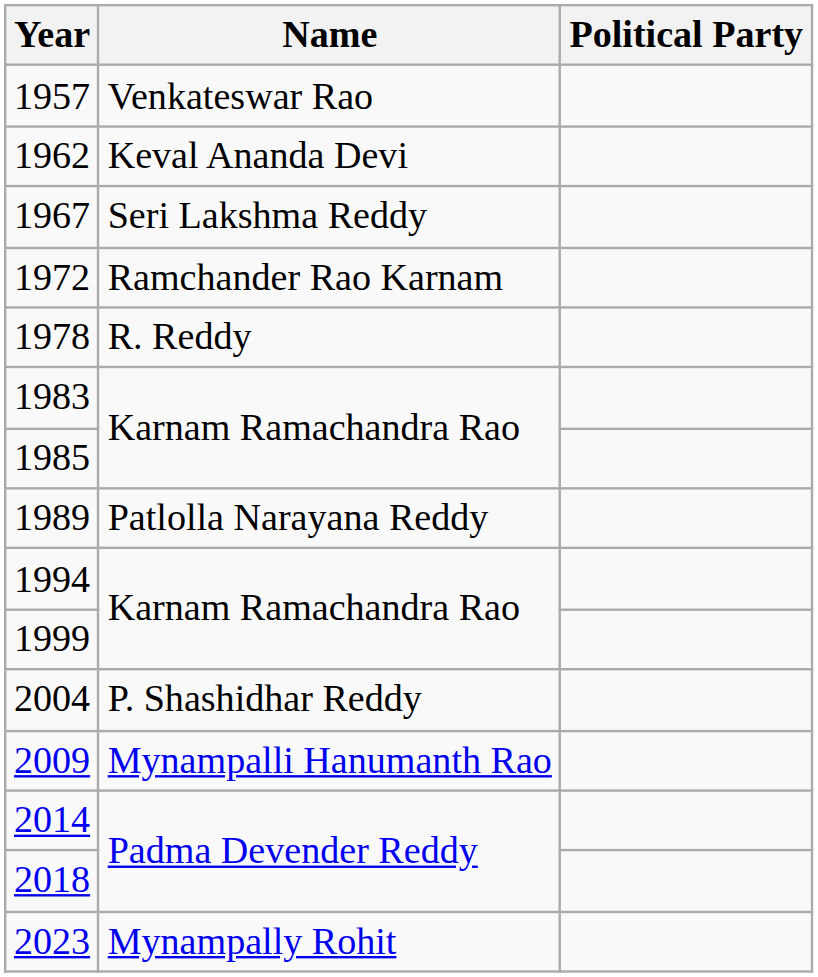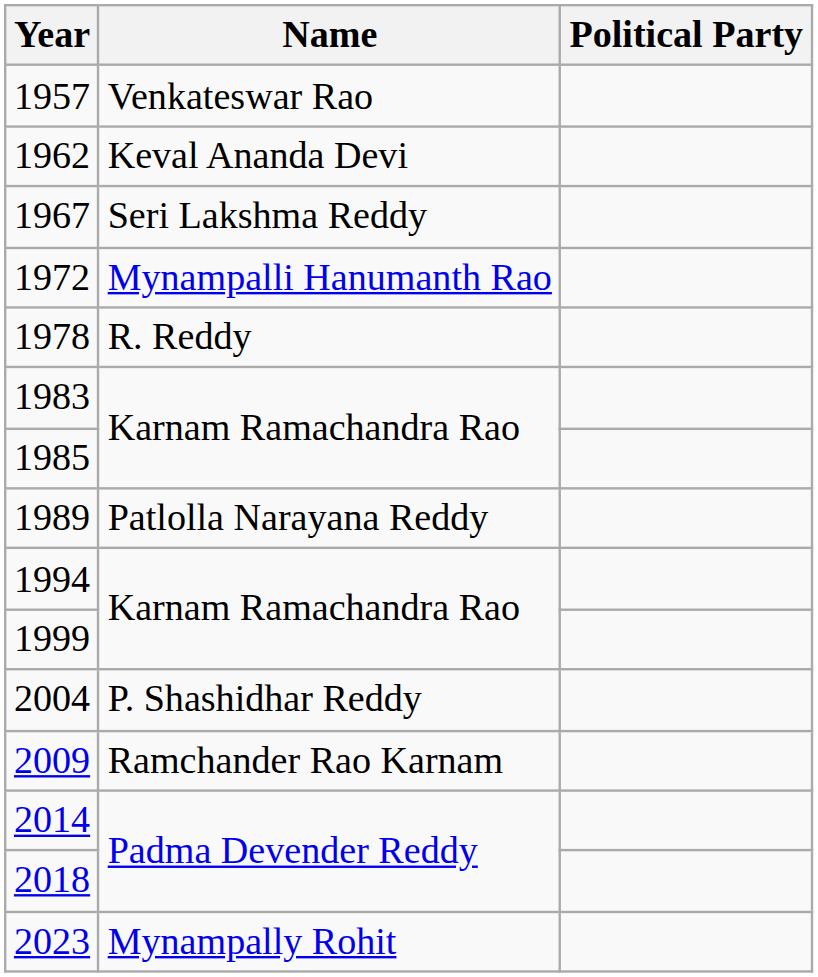(305, 276) Ramchander Rao Karnam -> (330, 276) Mynampalli Hanumanth Rao
(330, 759) Mynampalli Hanumanth Rao -> (305, 759) Ramchander Rao Karnam
